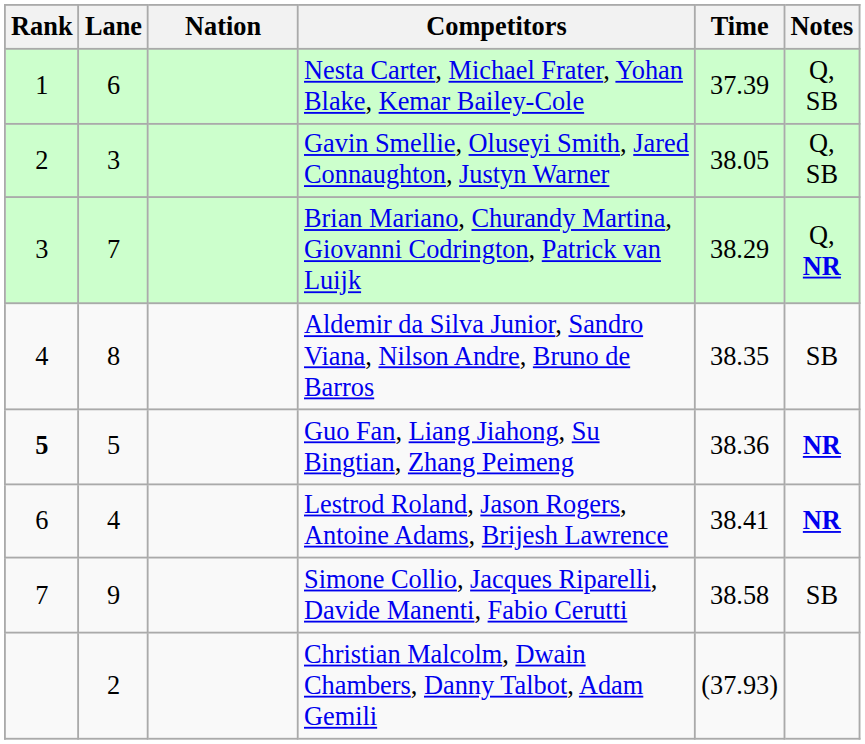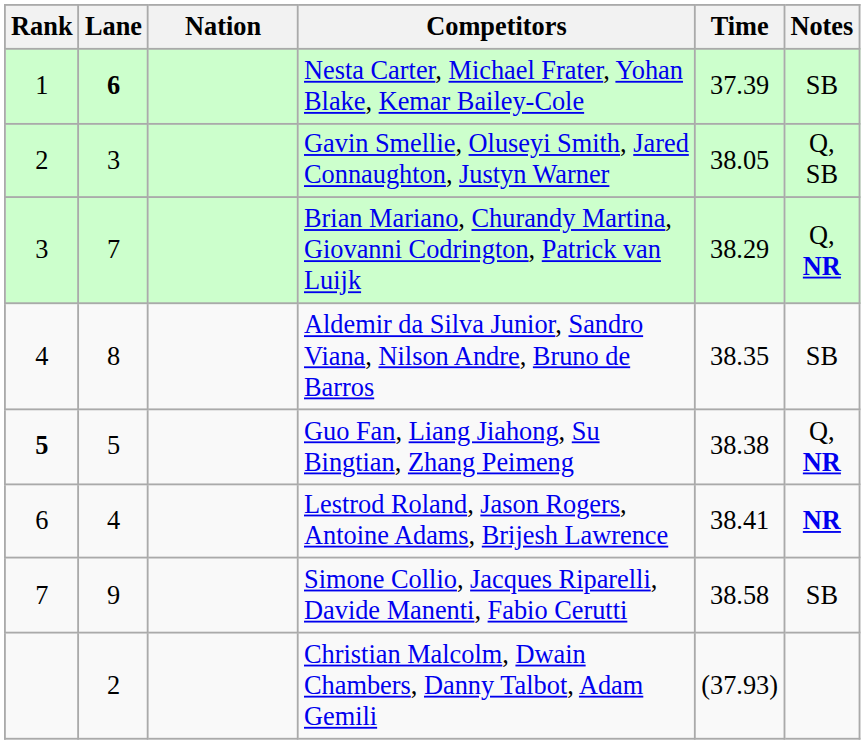(113, 85) normal -> (113, 85) bold
(822, 85) Q, SB -> (822, 85) SB
(740, 446) 38.36 -> (740, 446) 38.38
(822, 446) NR -> (822, 446) Q, NR
